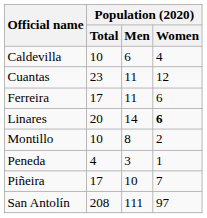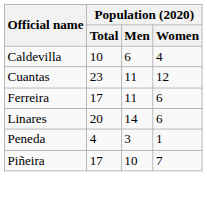(159, 118) bold -> (159, 118) normal
- row: (30, 139)
- row: (39, 202)
